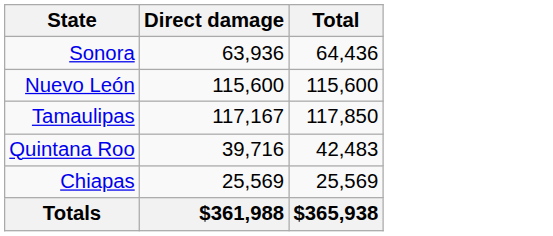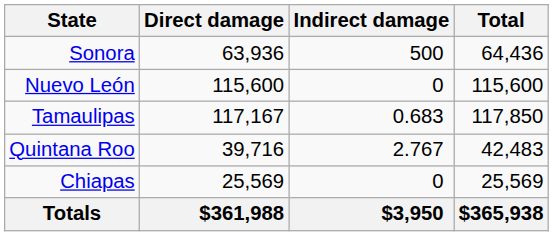+ column: (371, 20)
